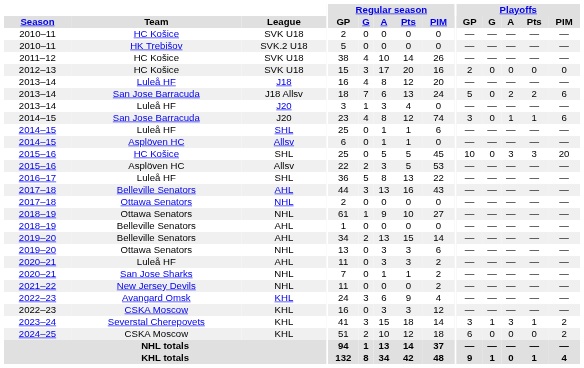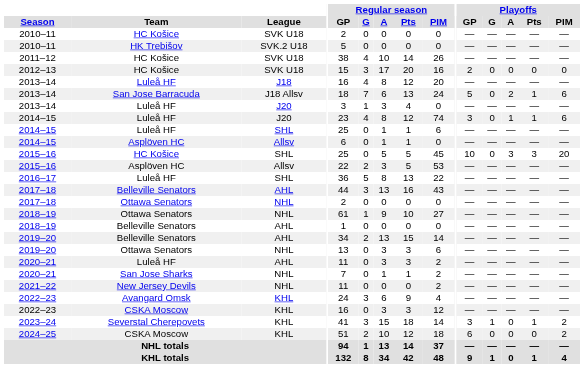(534, 94) 2 -> (534, 94) 1
(156, 118) San Jose Barracuda -> (156, 118) Luleå HF
(511, 322) 3 -> (511, 322) 0
